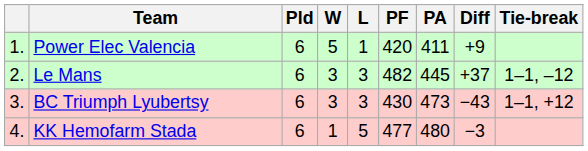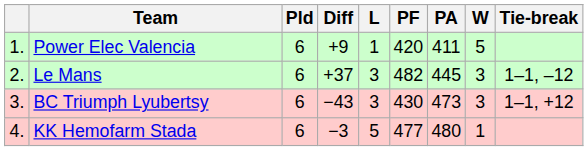columns swapped: (333, 18) <-> (475, 18)
